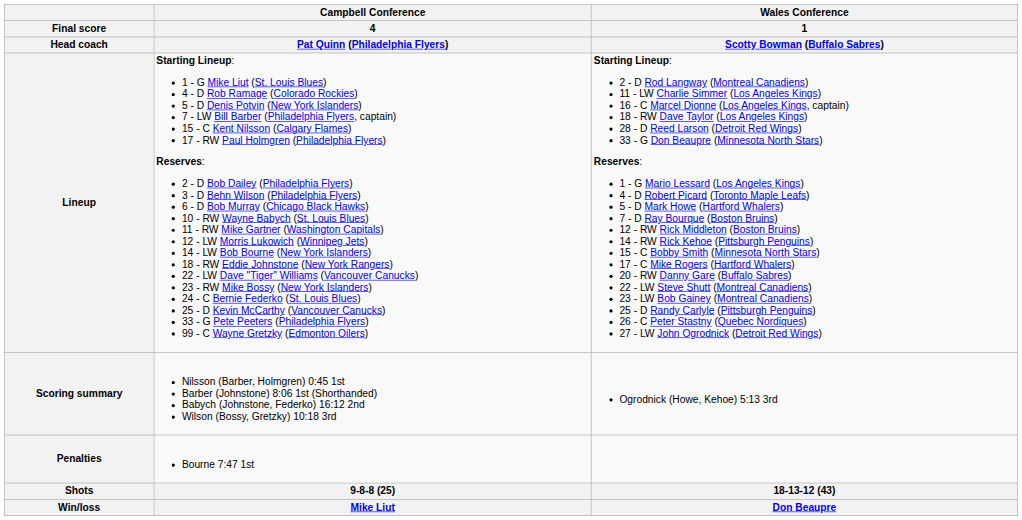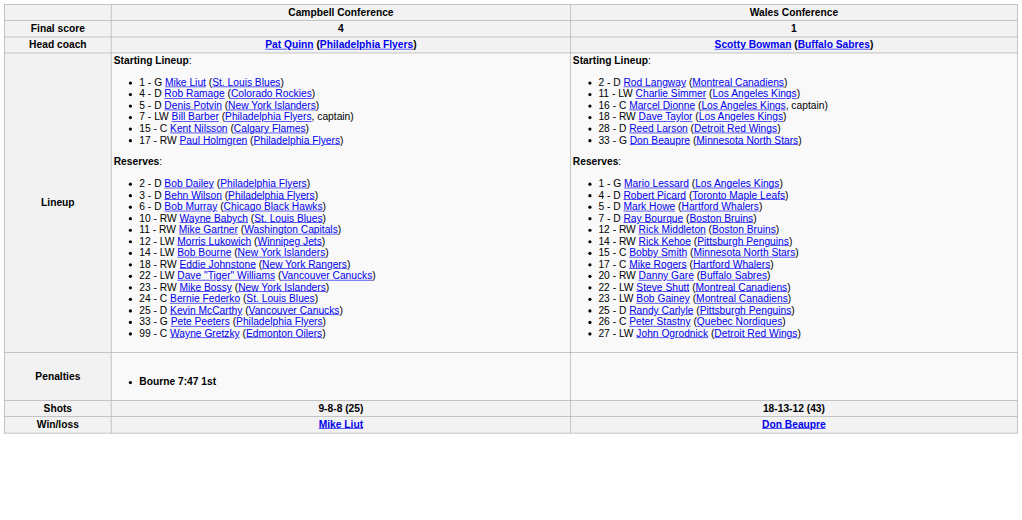- row: (79, 393)
(373, 465) normal -> (341, 382) bold
